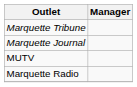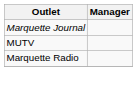- row: (46, 27)
